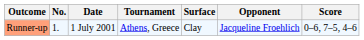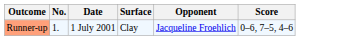- column: (150, 11)
